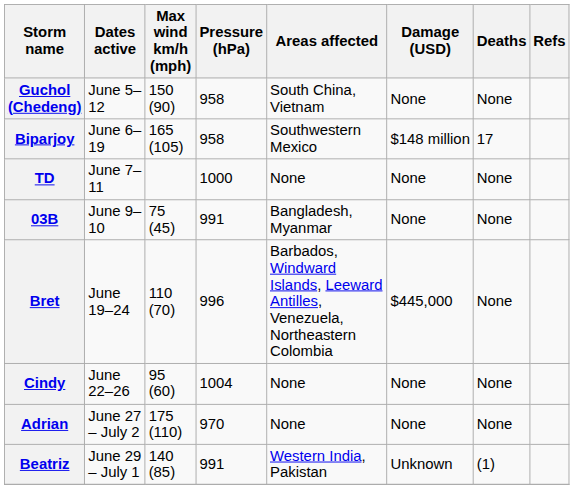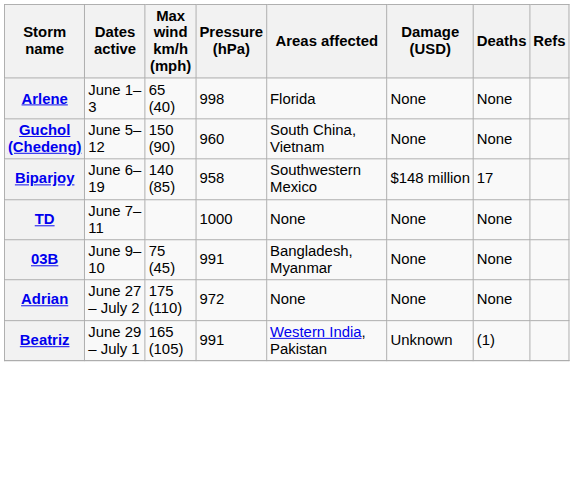+ row: (45, 98)
(212, 98) 958 -> (212, 138) 960
(166, 138) 165 (105) -> (162, 179) 140 (85)
- row: (45, 301)
- row: (45, 383)
(212, 424) 970 -> (212, 300) 972
(162, 464) 140 (85) -> (166, 340) 165 (105)
